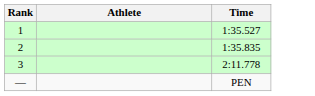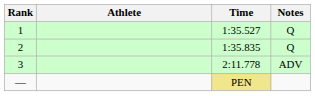+ column: (290, 13)
(241, 82) no background -> (241, 82) khaki background
